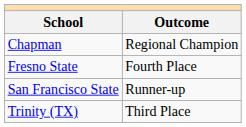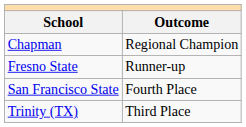(161, 66) Fourth Place -> (155, 66) Runner-up
(155, 89) Runner-up -> (161, 89) Fourth Place
